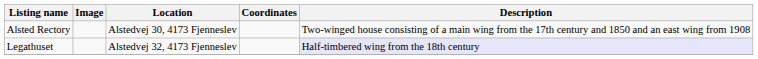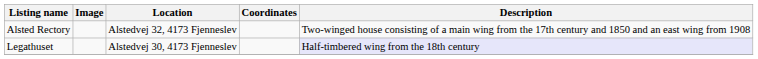(173, 29) Alstedvej 30, 4173 Fjenneslev -> (173, 29) Alstedvej 32, 4173 Fjenneslev
(173, 46) Alstedvej 32, 4173 Fjenneslev -> (173, 46) Alstedvej 30, 4173 Fjenneslev
